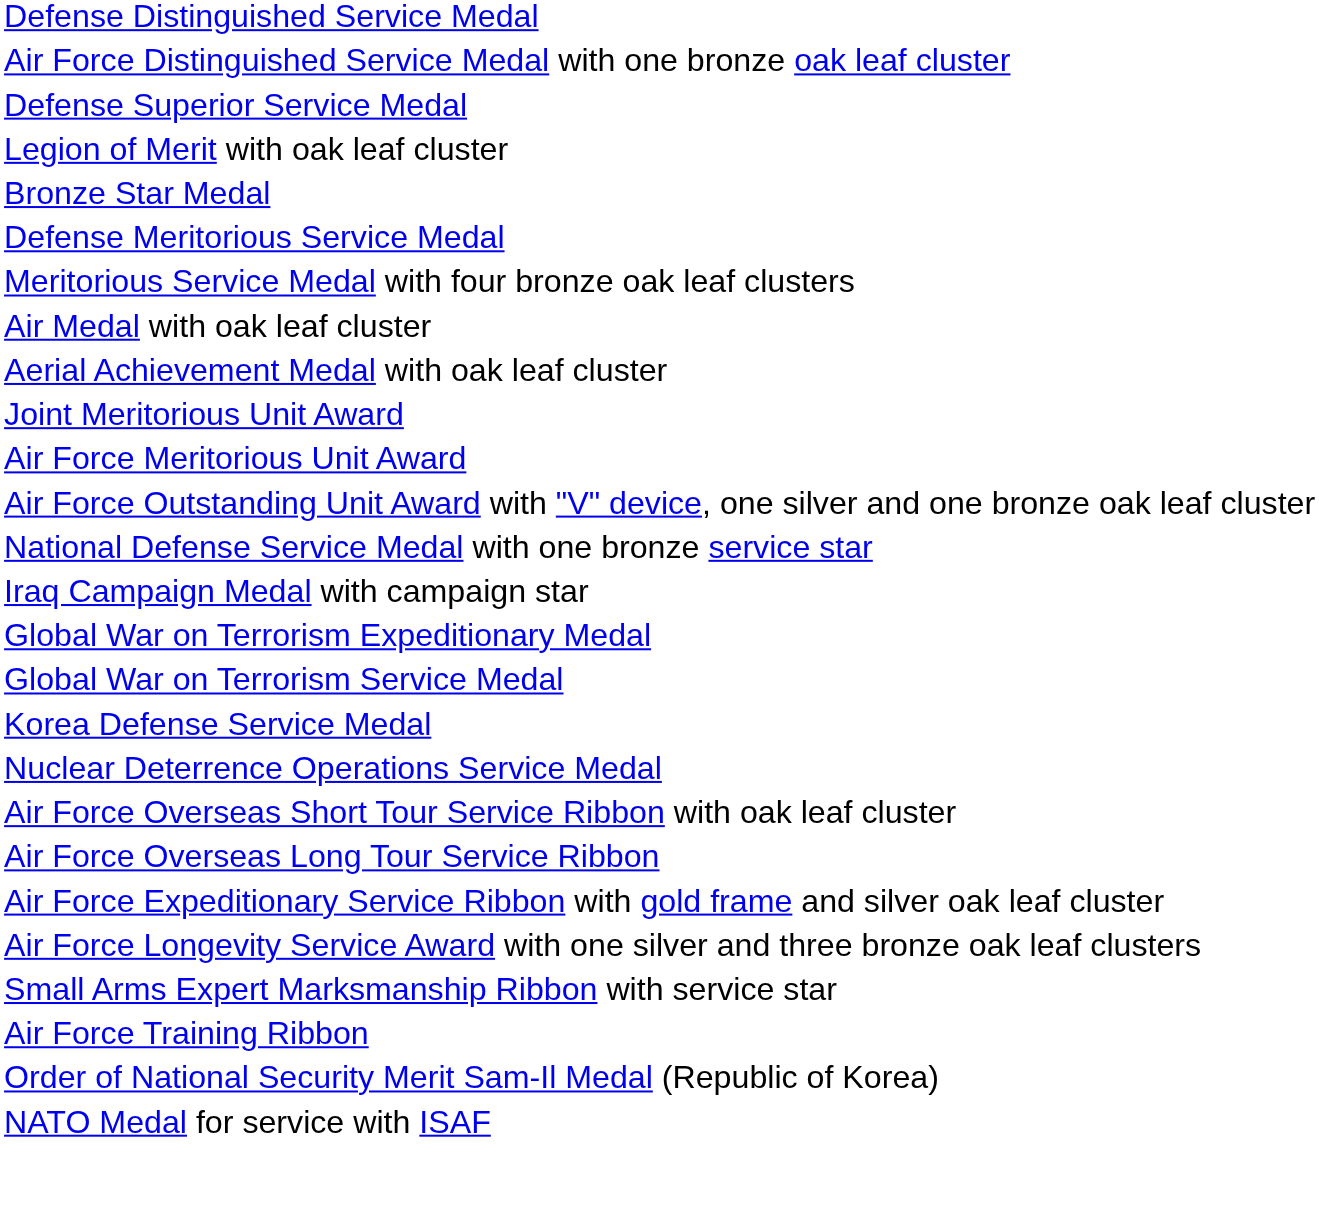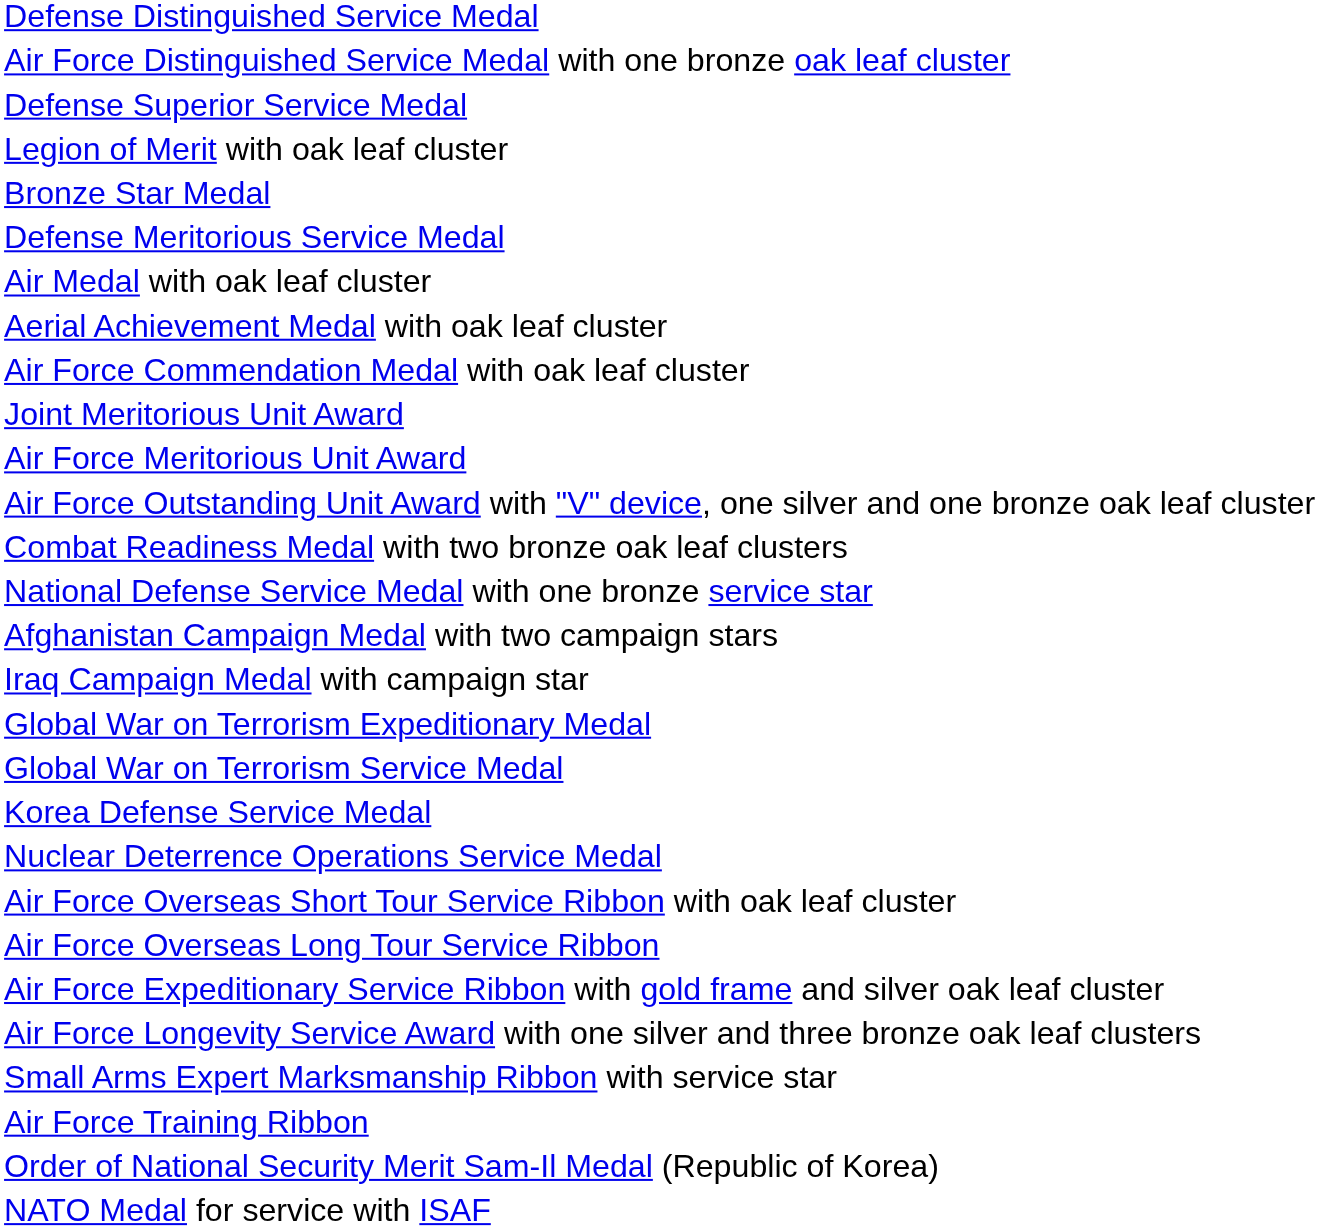- row: (429, 281)
+ row: (377, 370)
+ row: (426, 547)
+ row: (391, 635)
